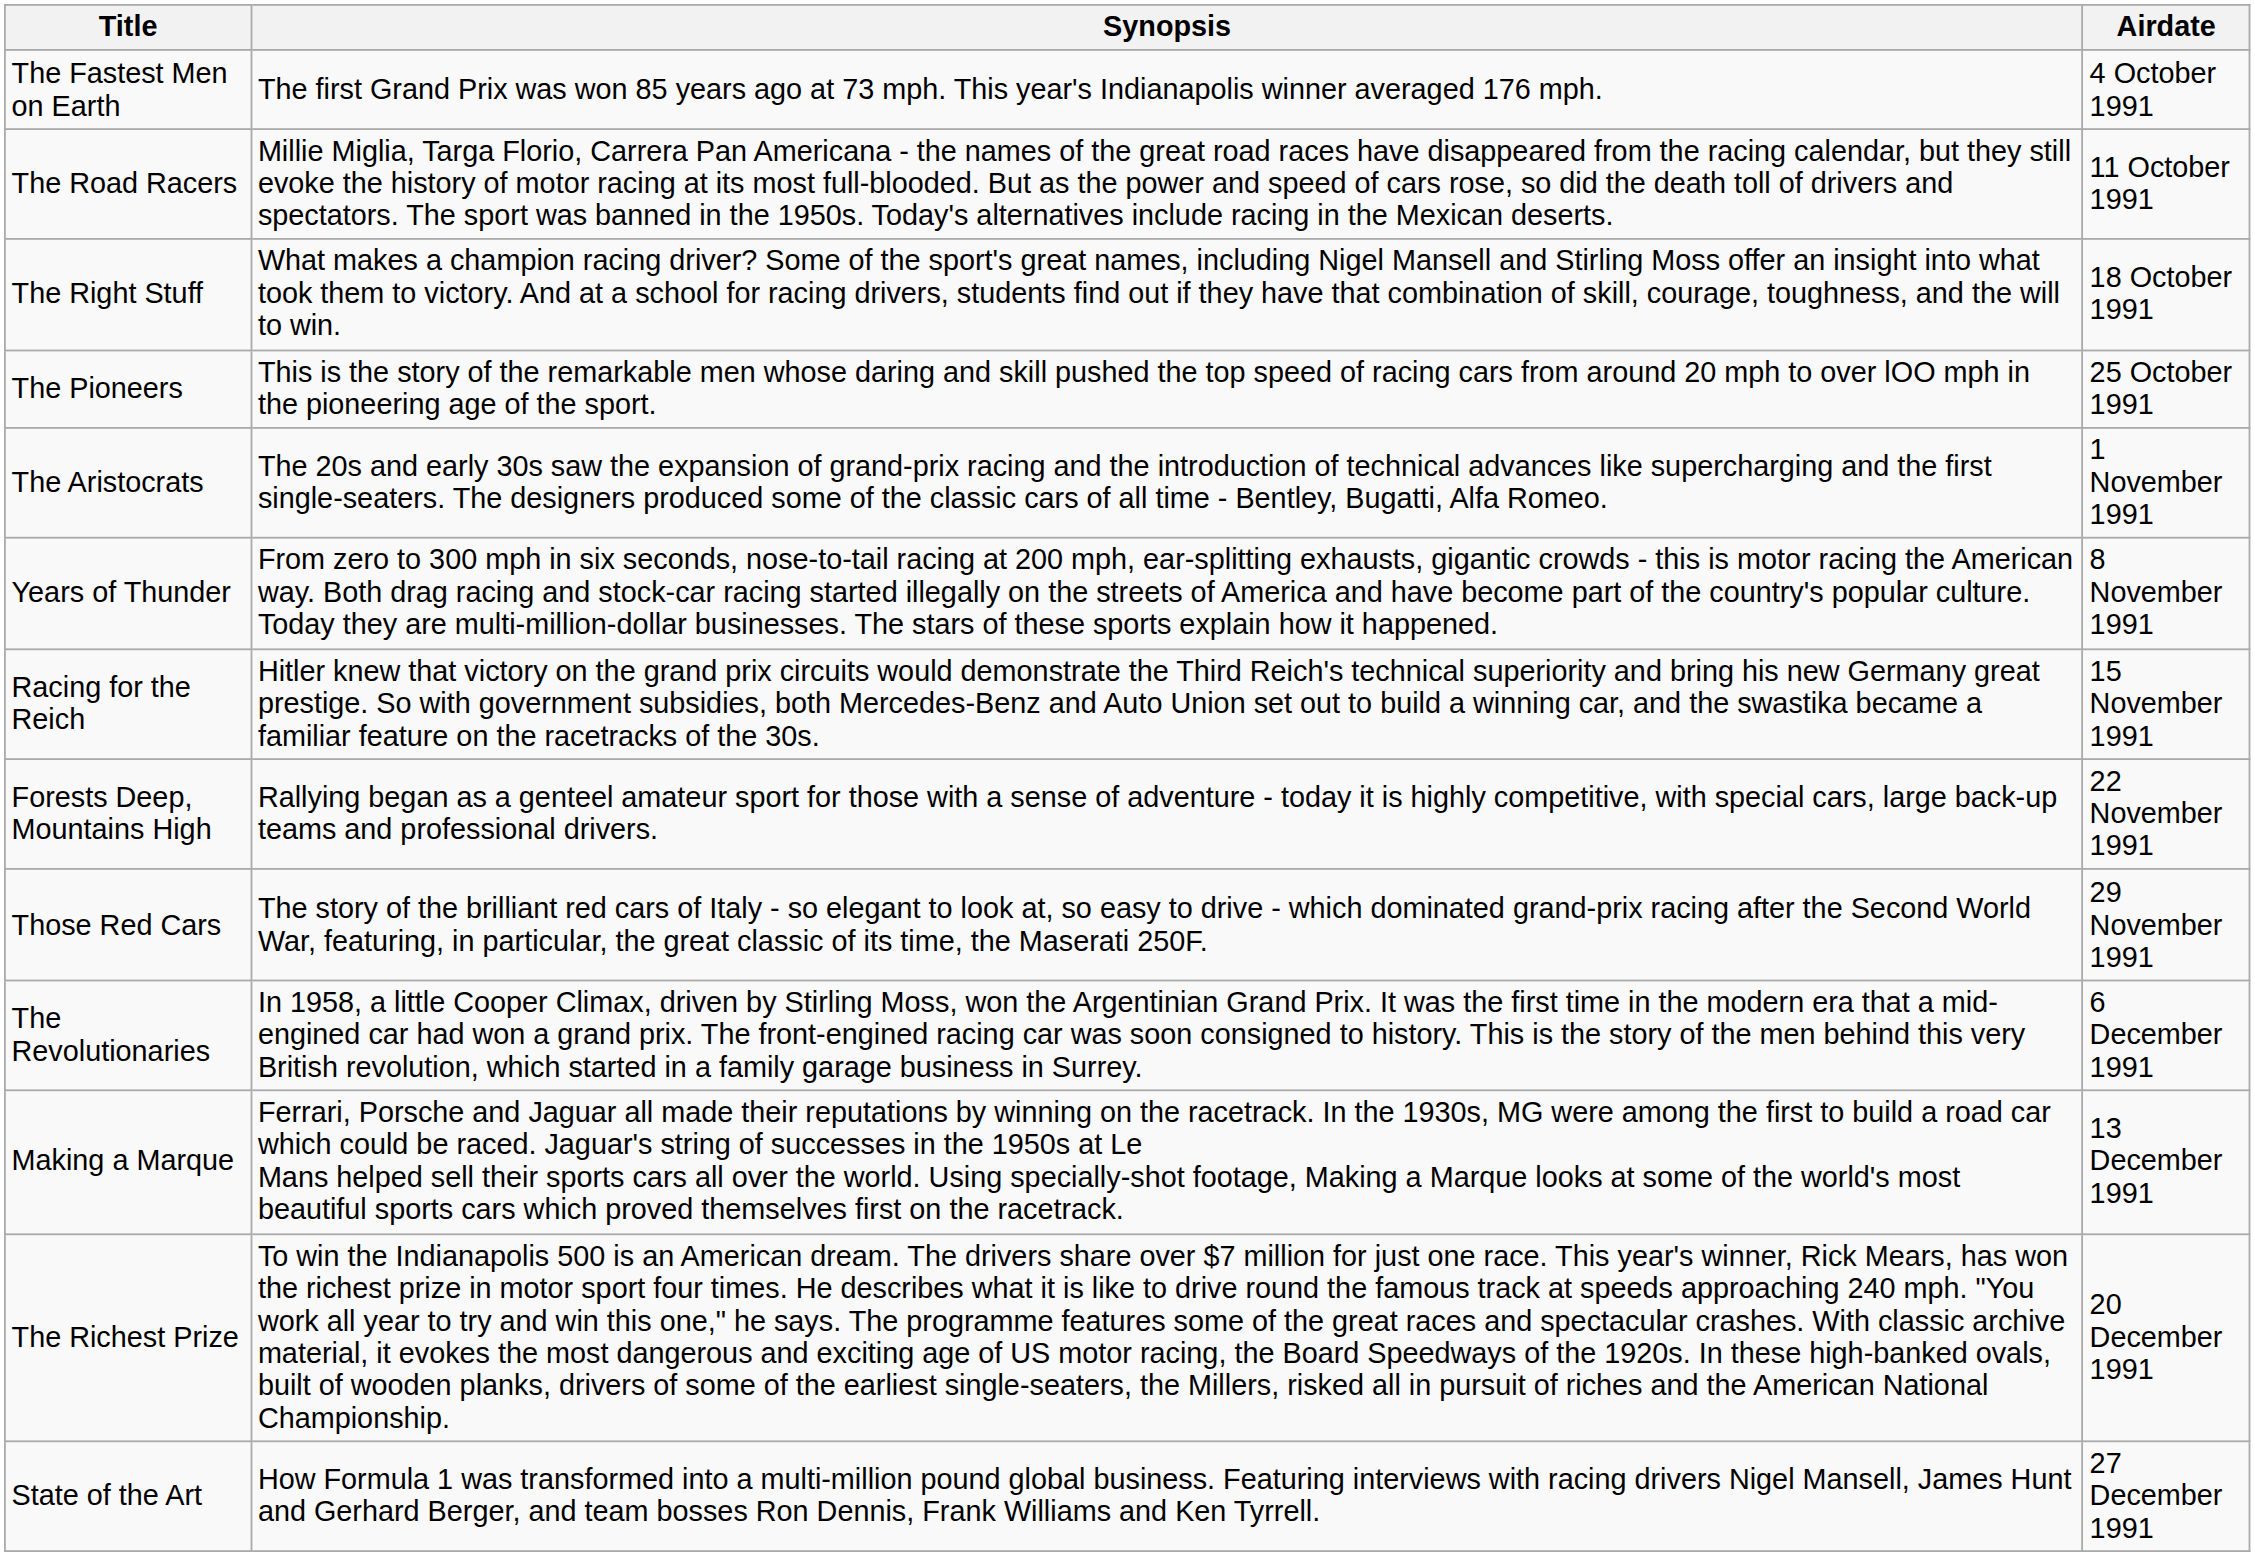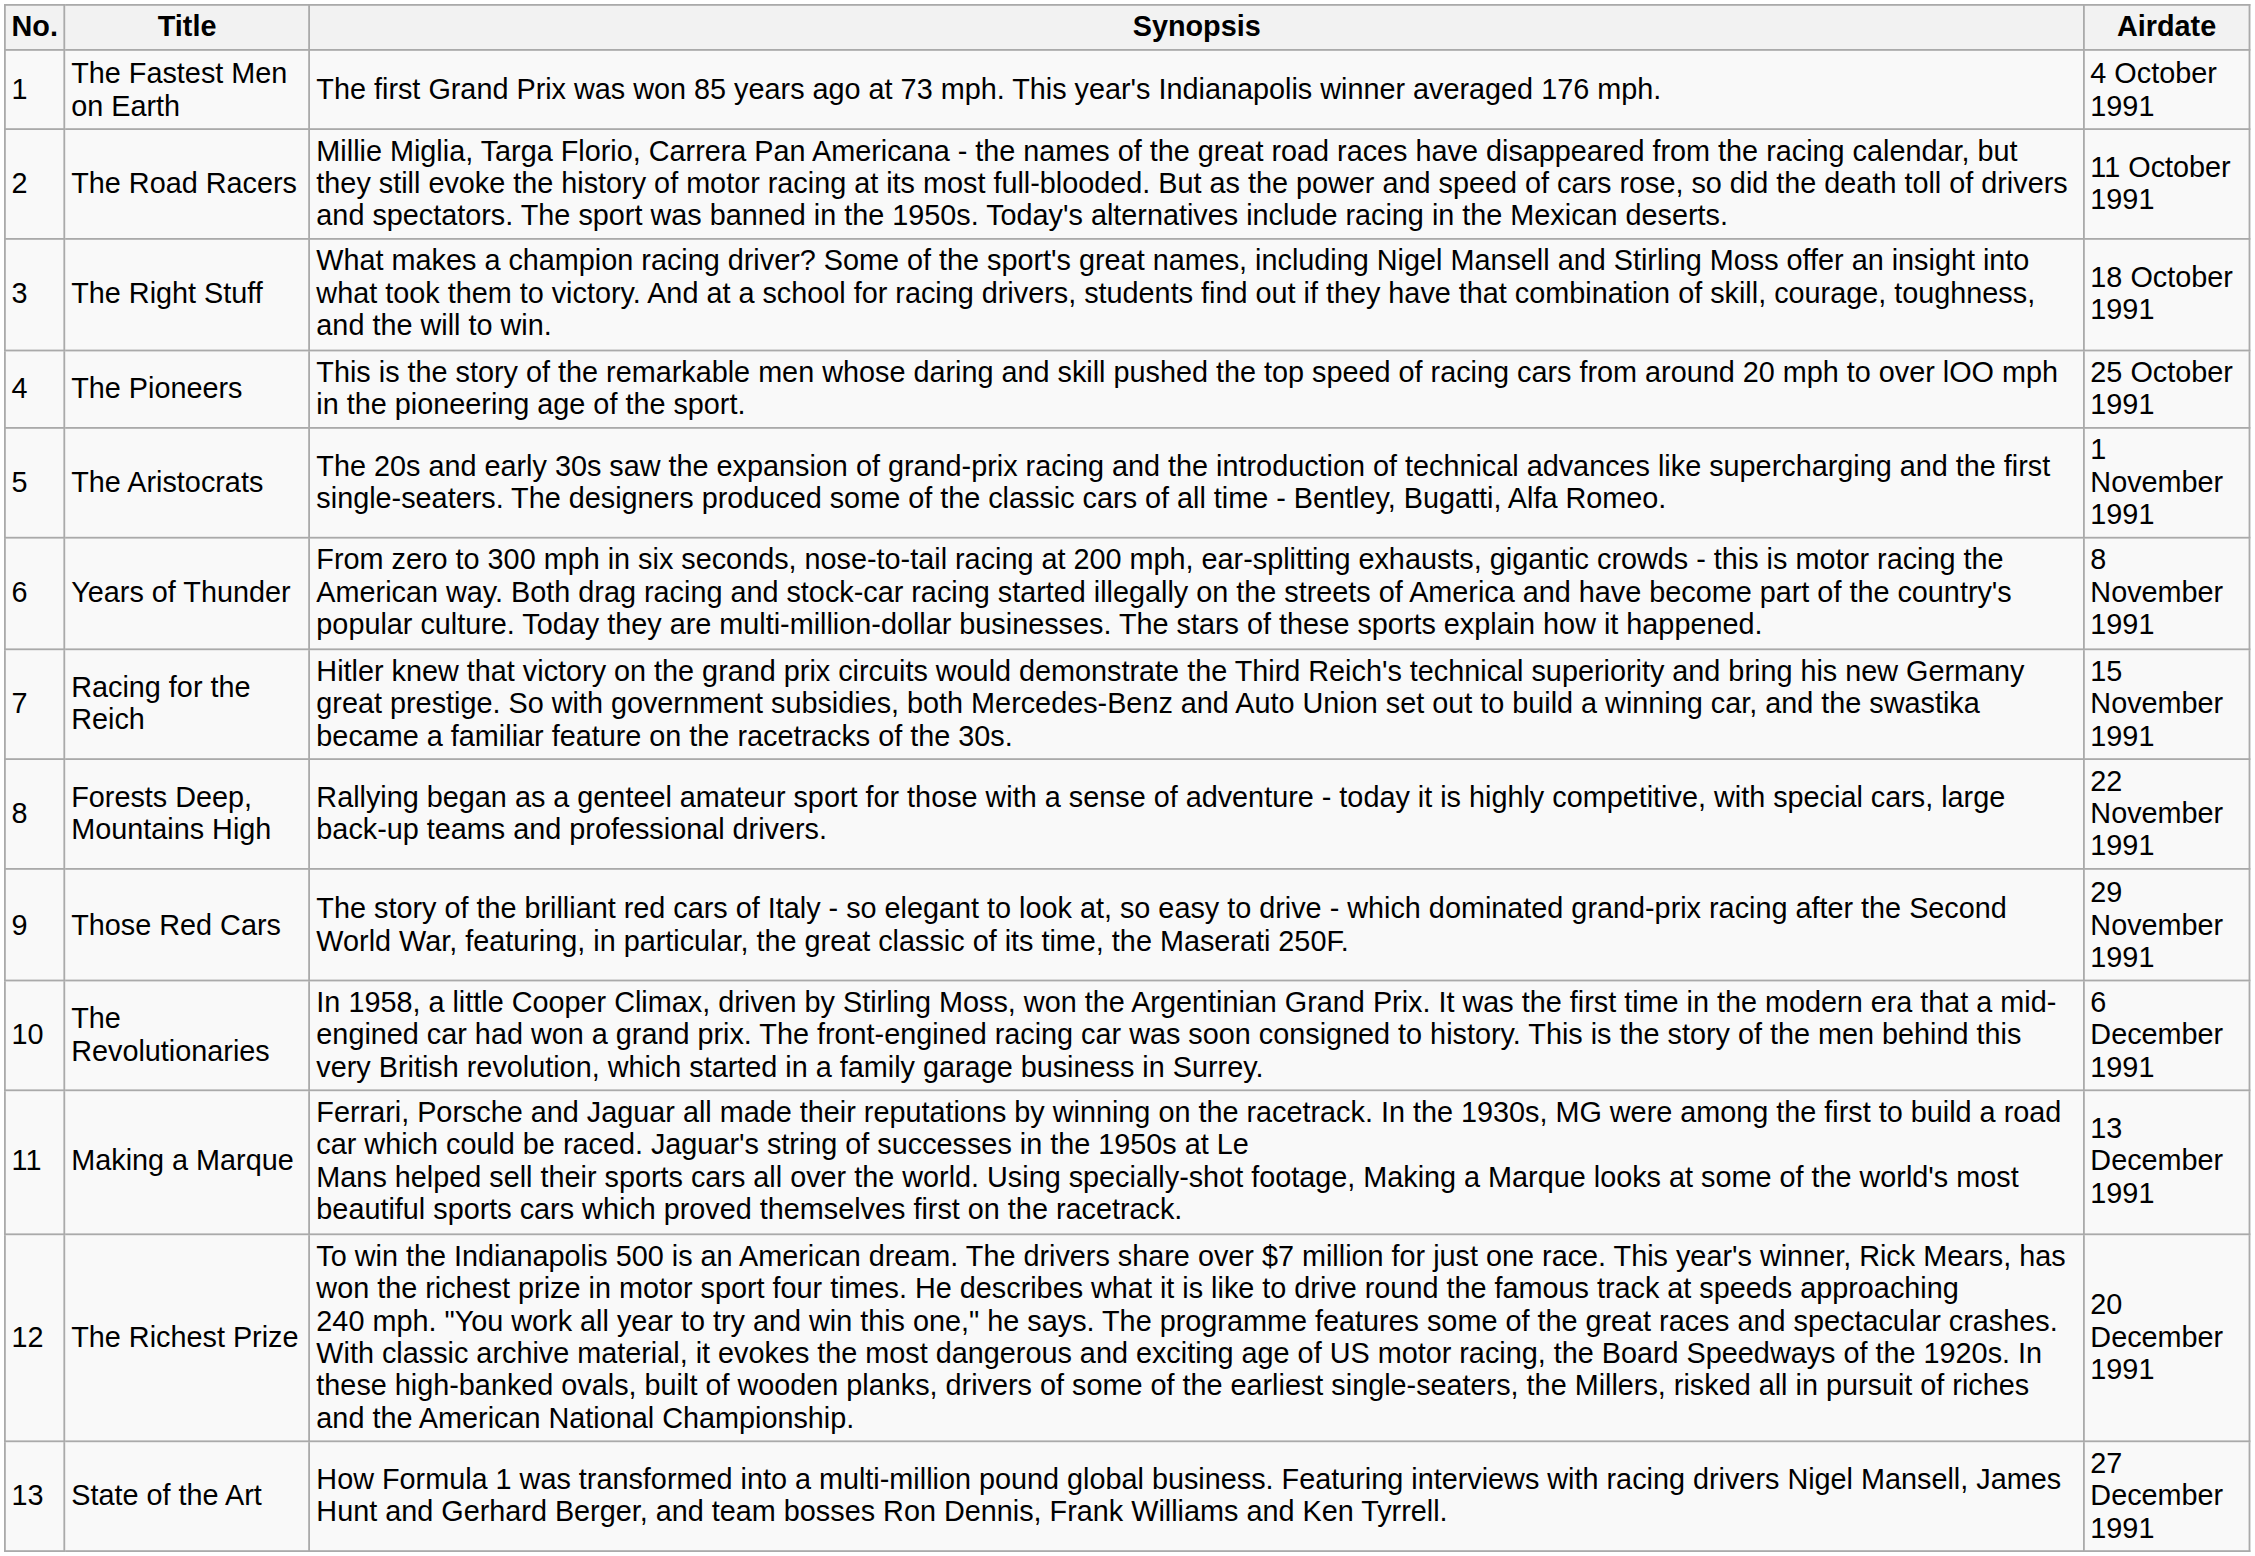+ column: (35, 27)
